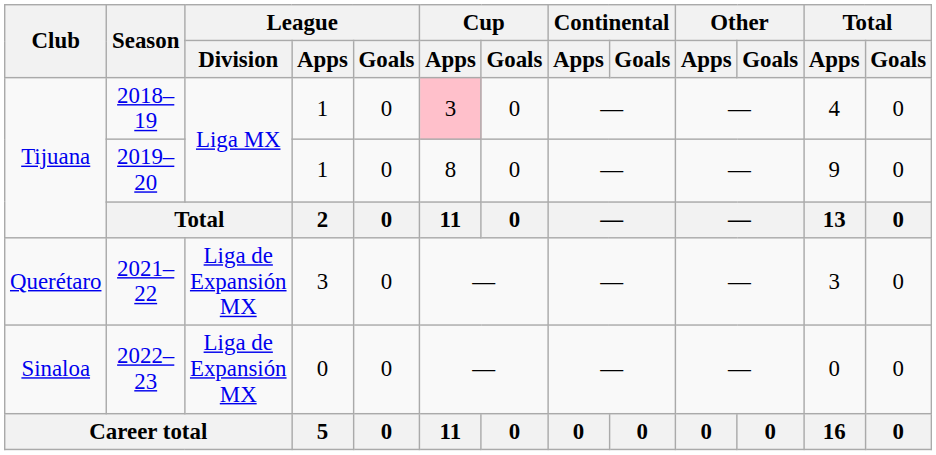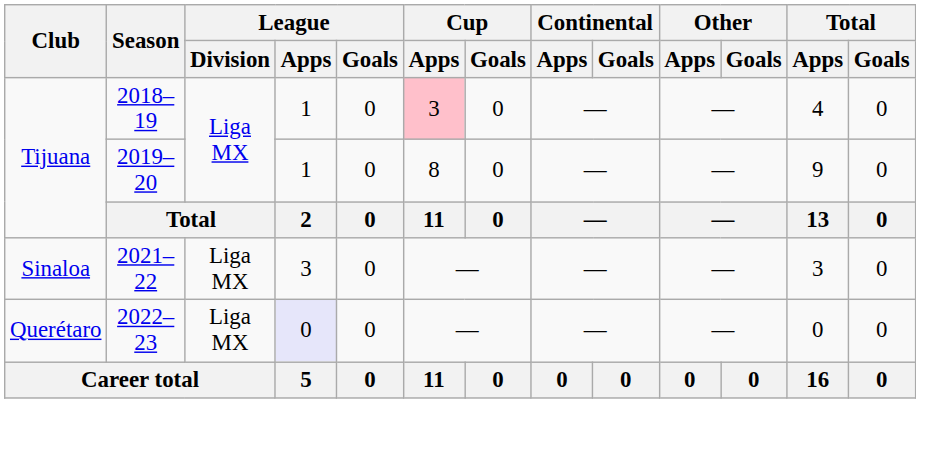(56, 281) Querétaro -> (56, 268) Sinaloa
(238, 281) Liga de Expansión MX -> (230, 268) Liga MX
(56, 369) Sinaloa -> (56, 330) Querétaro
(238, 369) Liga de Expansión MX -> (230, 330) Liga MX
(323, 369) no background -> (306, 330) lavender background
